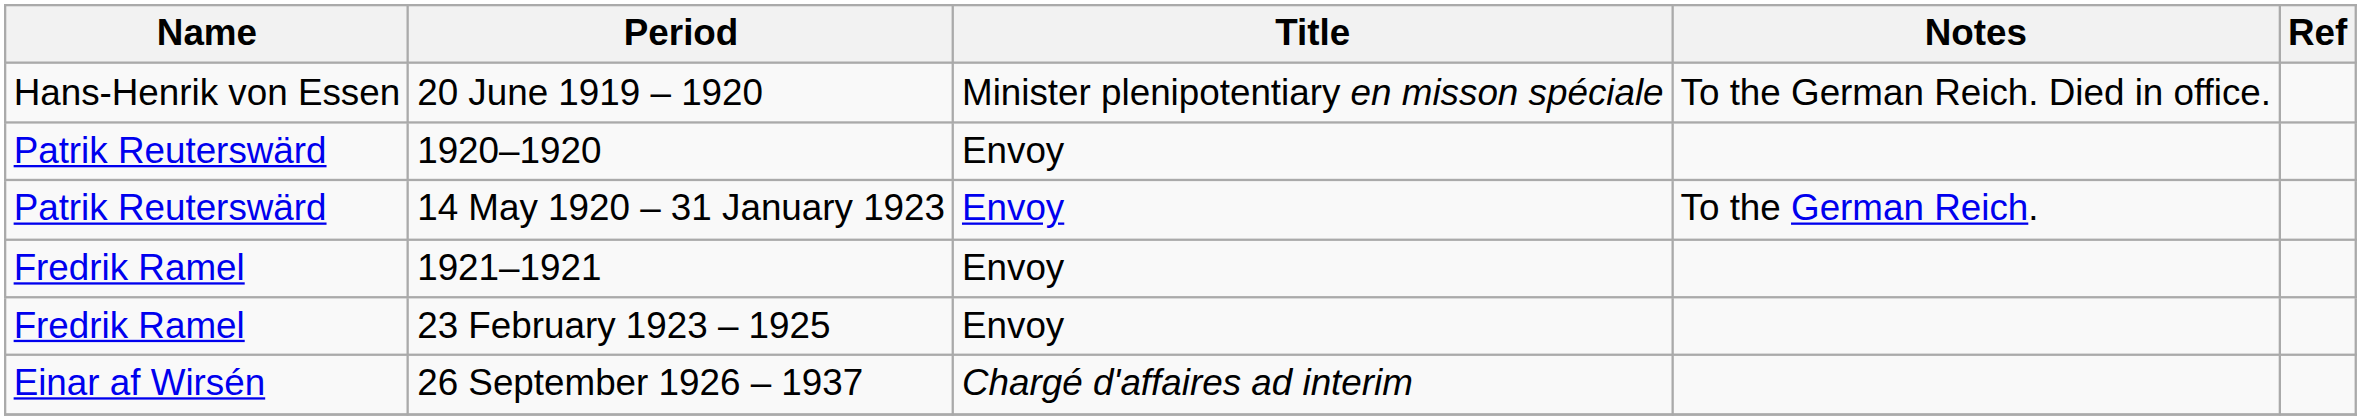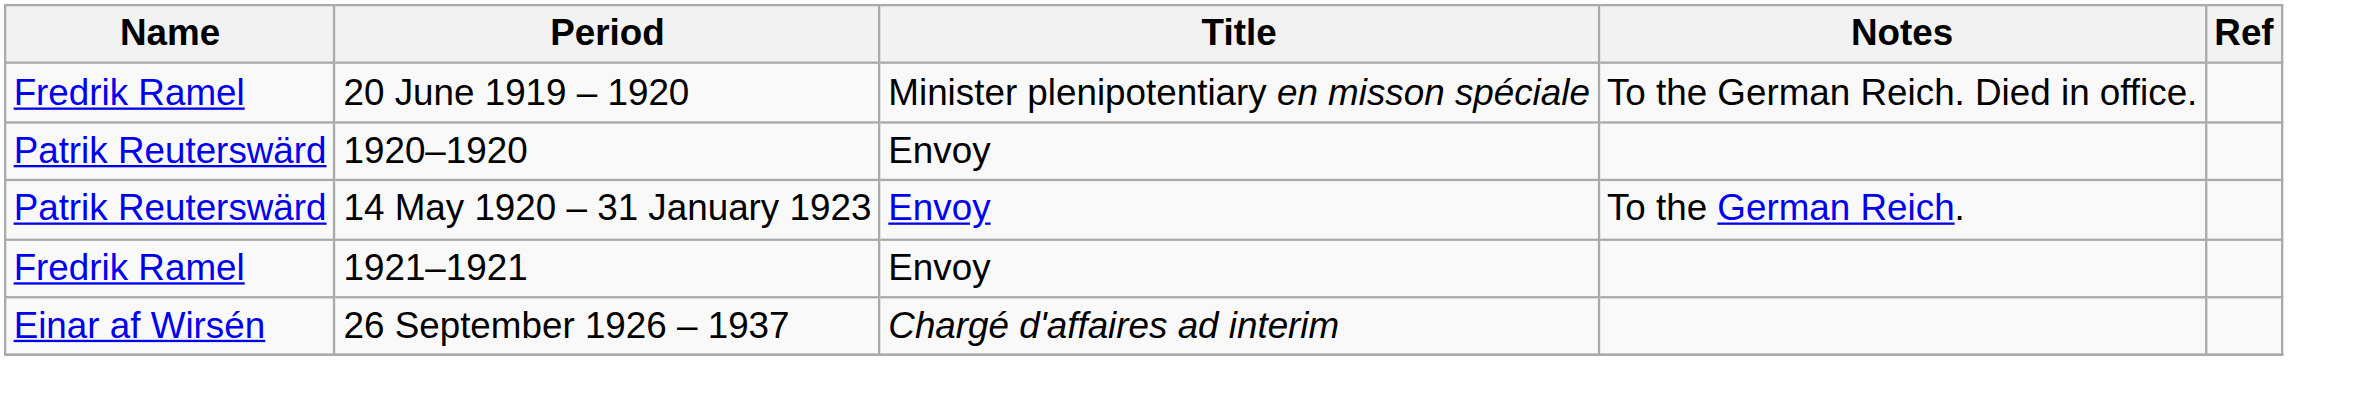(207, 92) Hans-Henrik von Essen -> (129, 92) Fredrik Ramel
- row: (624, 325)
